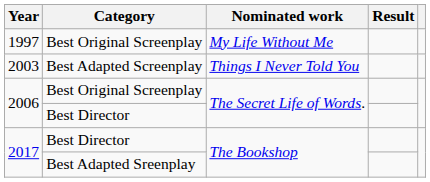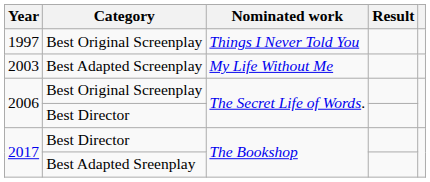(271, 41) My Life Without Me -> (284, 41) Things I Never Told You
(284, 66) Things I Never Told You -> (271, 66) My Life Without Me
